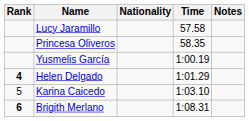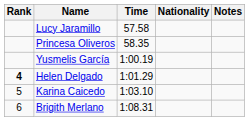columns swapped: (145, 12) <-> (193, 12)
(19, 108) bold -> (19, 108) normal
